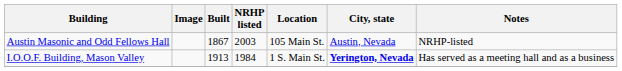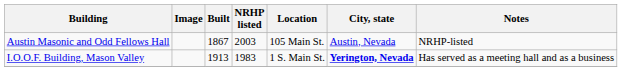(245, 58) 1984 -> (245, 58) 1983
